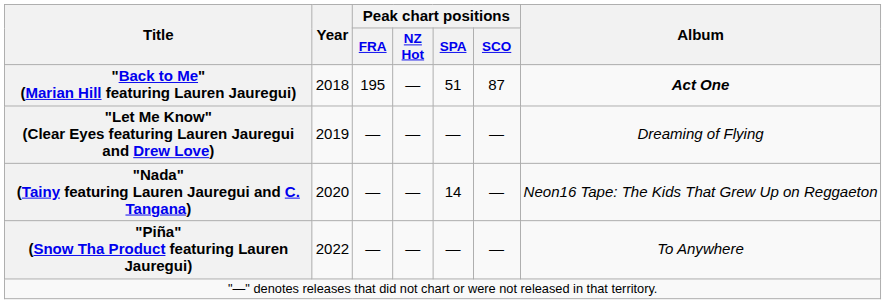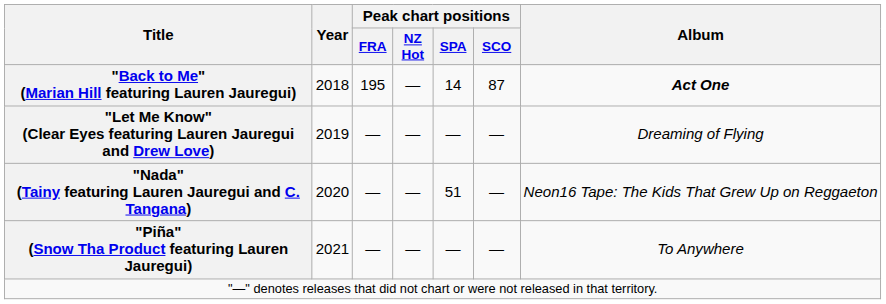(453, 85) 51 -> (453, 85) 14
(453, 192) 14 -> (453, 192) 51
(332, 249) 2022 -> (332, 249) 2021
